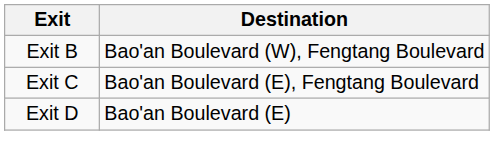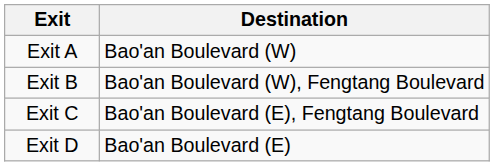+ row: (52, 51)
